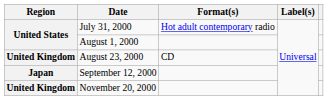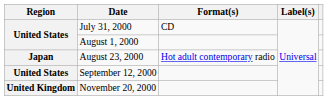(218, 27) Hot adult contemporary radio -> (168, 27) CD
(41, 57) United Kingdom -> (41, 57) Japan
(168, 57) CD -> (218, 57) Hot adult contemporary radio
(41, 73) Japan -> (41, 73) United States
